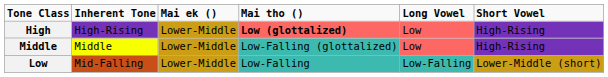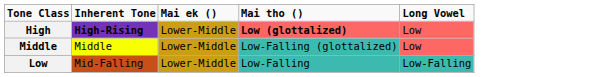- column: (511, 13)
(109, 30) normal -> (109, 30) bold
